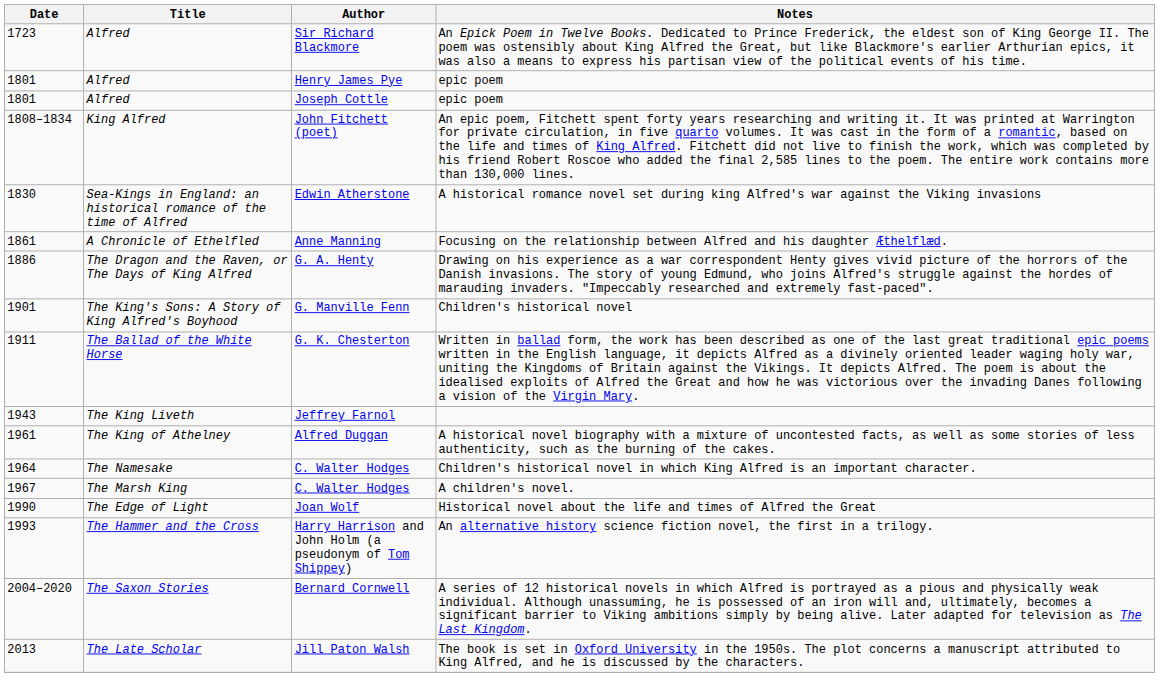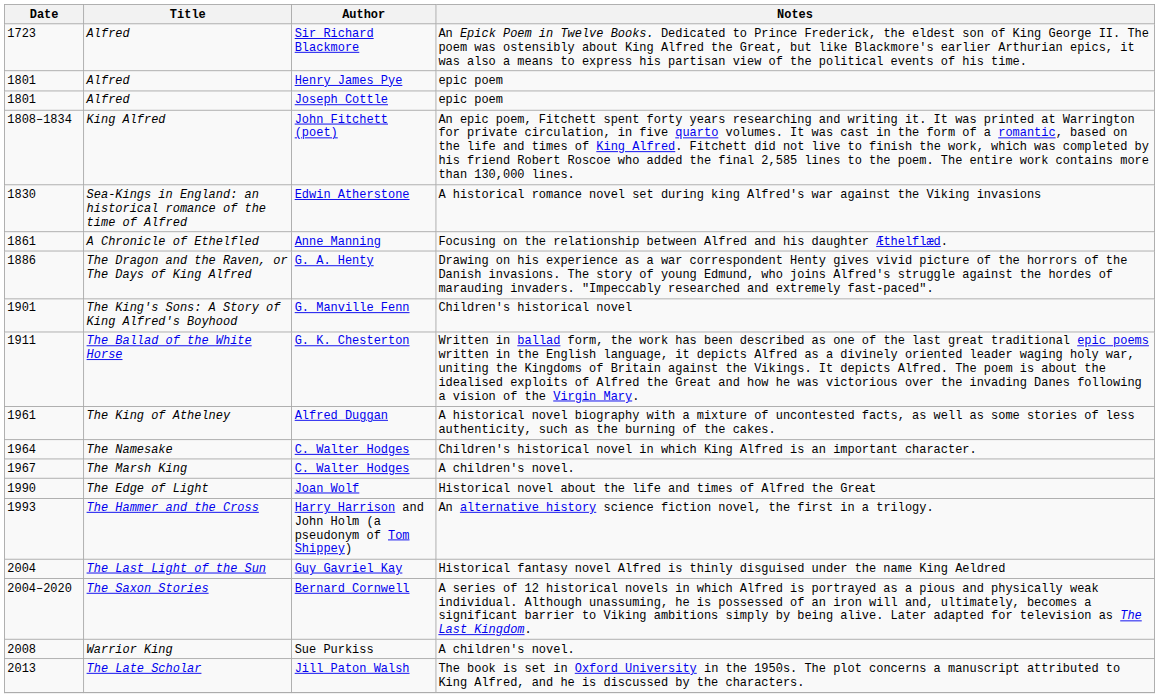- row: (22, 416)
+ row: (22, 569)
+ row: (22, 649)
